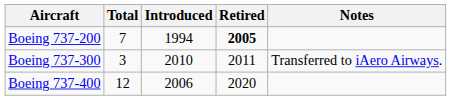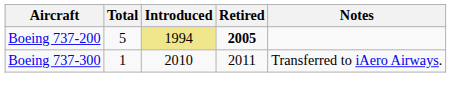(123, 38) 7 -> (123, 38) 5
(179, 38) no background -> (179, 38) khaki background
(123, 60) 3 -> (123, 60) 1
- row: (54, 83)
